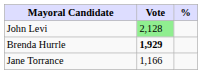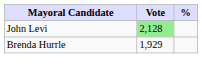(151, 45) bold -> (151, 45) normal
- row: (35, 61)
